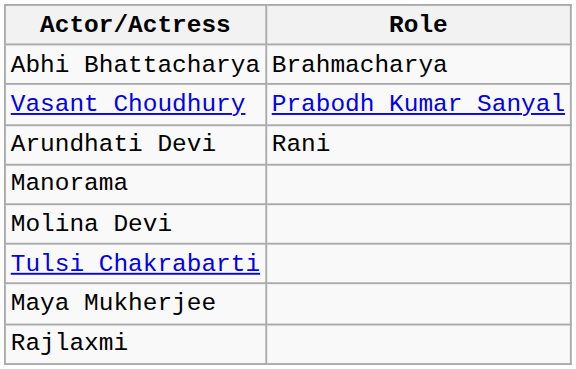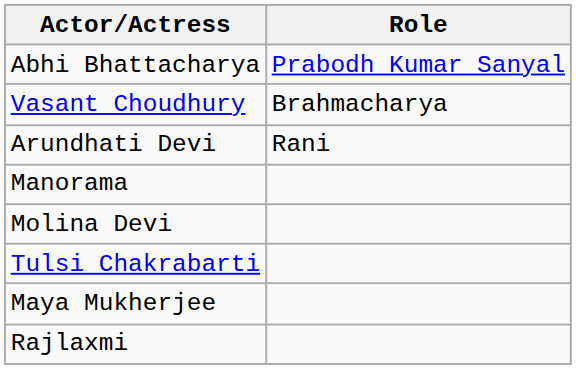(360, 65) Brahmacharya -> (418, 65) Prabodh Kumar Sanyal
(418, 105) Prabodh Kumar Sanyal -> (360, 105) Brahmacharya
